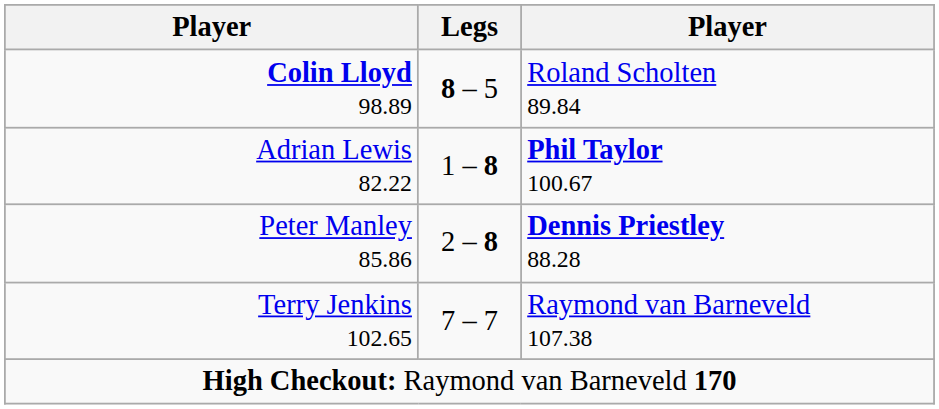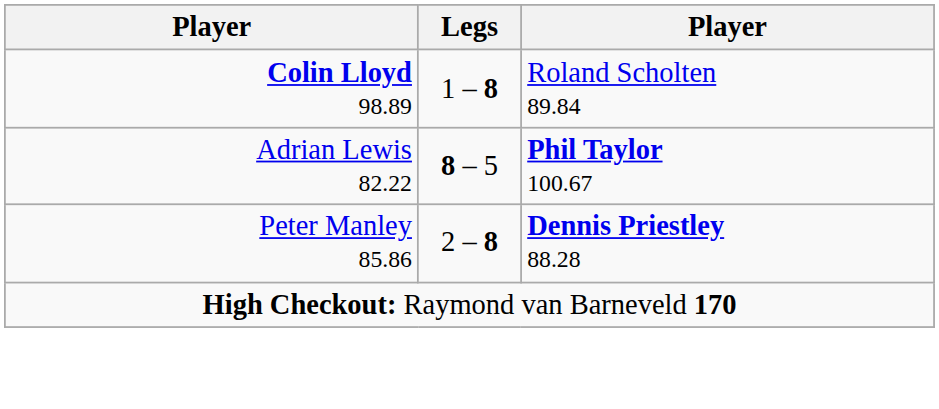(470, 88) 8 – 5 -> (470, 88) 1 – 8
(470, 165) 1 – 8 -> (470, 165) 8 – 5
- row: (335, 319)
